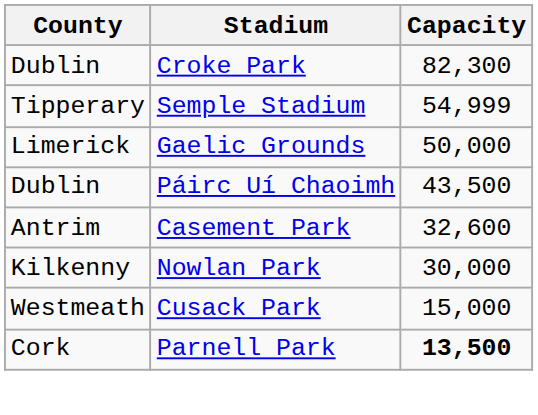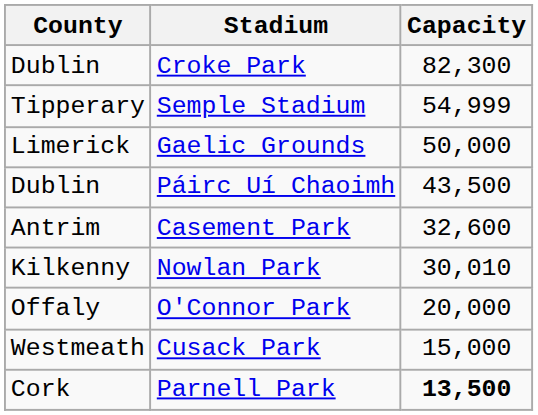(467, 268) 30,000 -> (467, 268) 30,010
+ row: (254, 308)
